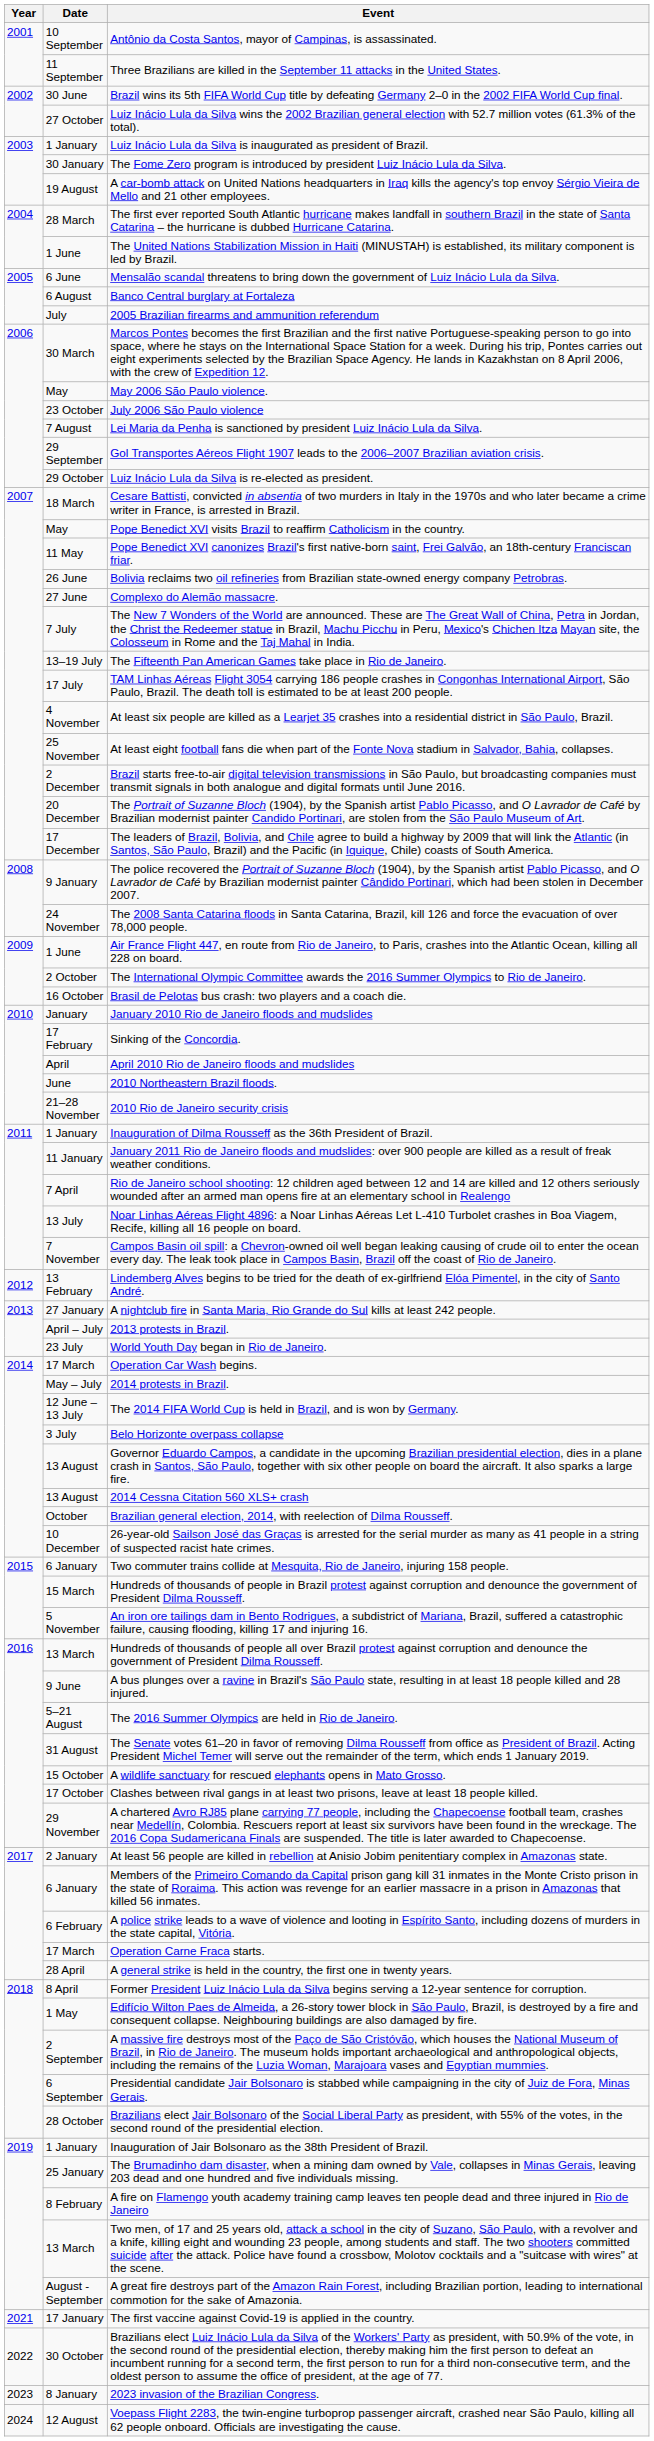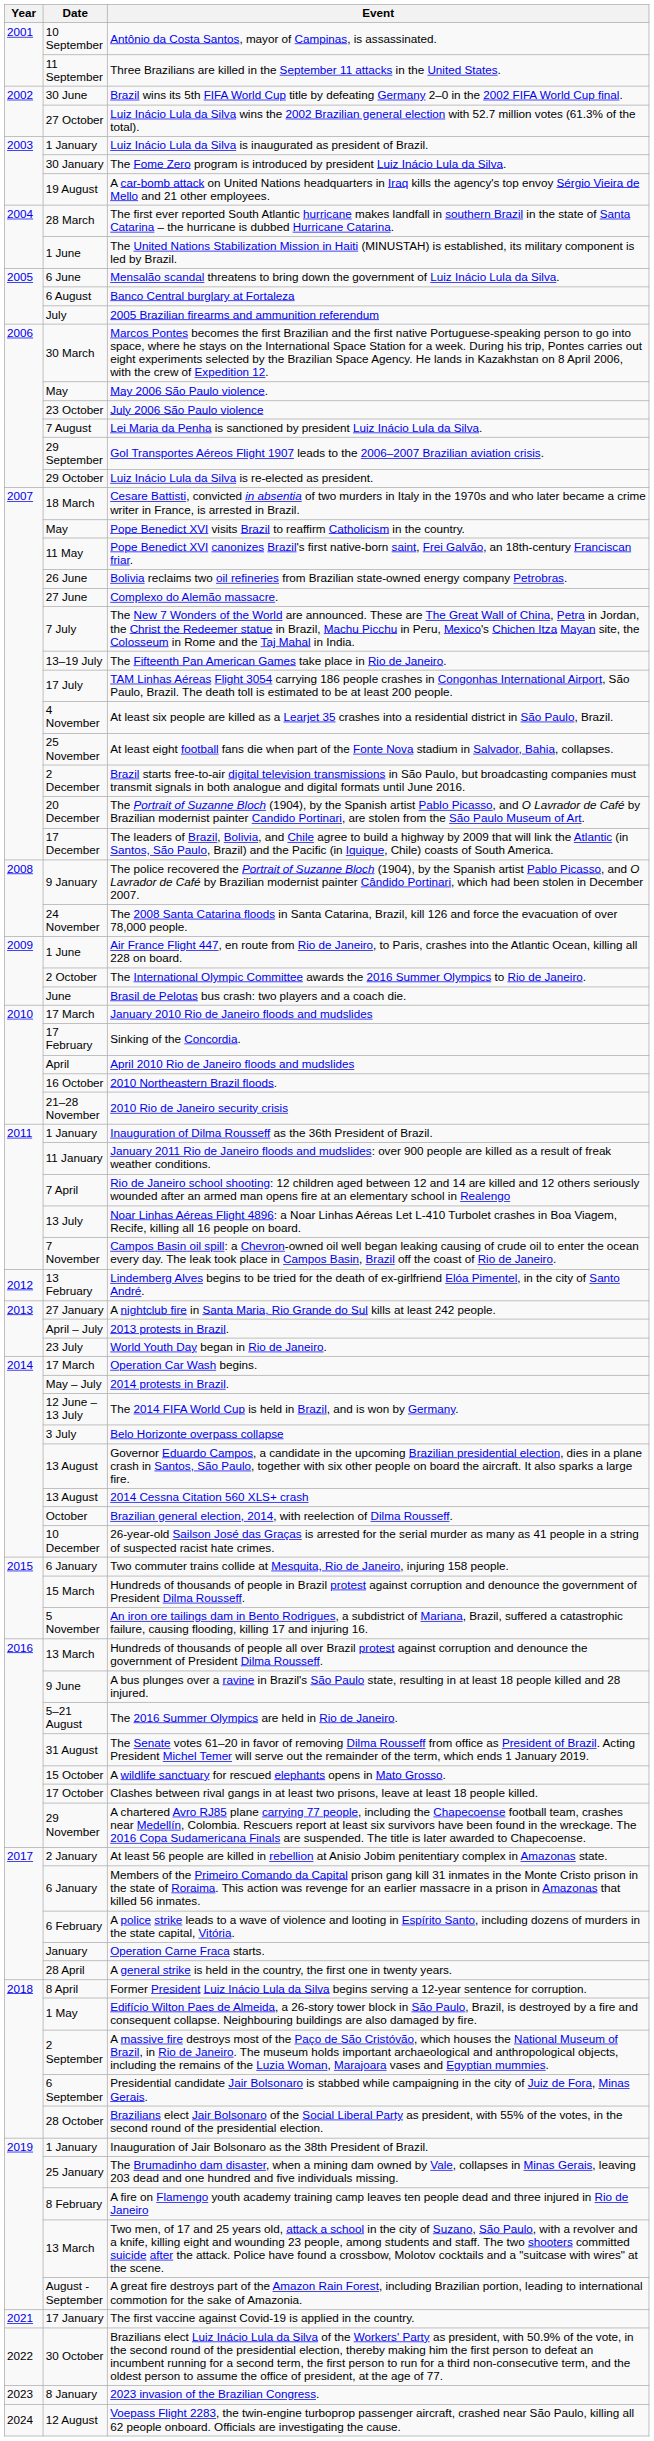(75, 995) 16 October -> (58, 995) June
(67, 1014) January -> (70, 1014) 17 March
(58, 1083) June -> (75, 1083) 16 October
(70, 1951) 17 March -> (67, 1951) January
